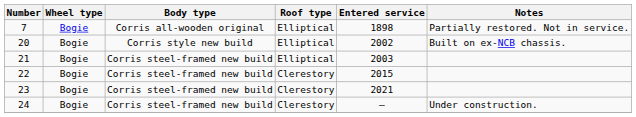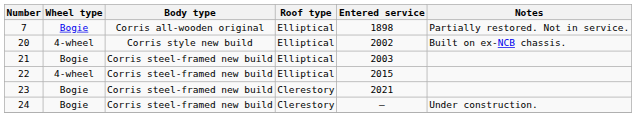(74, 43) Bogie -> (74, 43) 4-wheel
(74, 74) Bogie -> (74, 74) 4-wheel
(306, 74) Clerestory -> (306, 74) Elliptical
